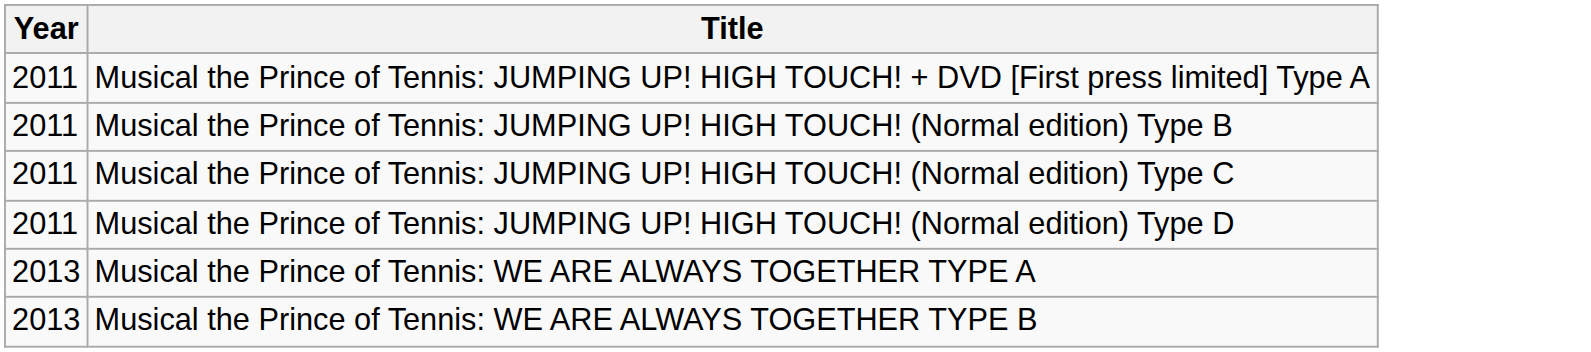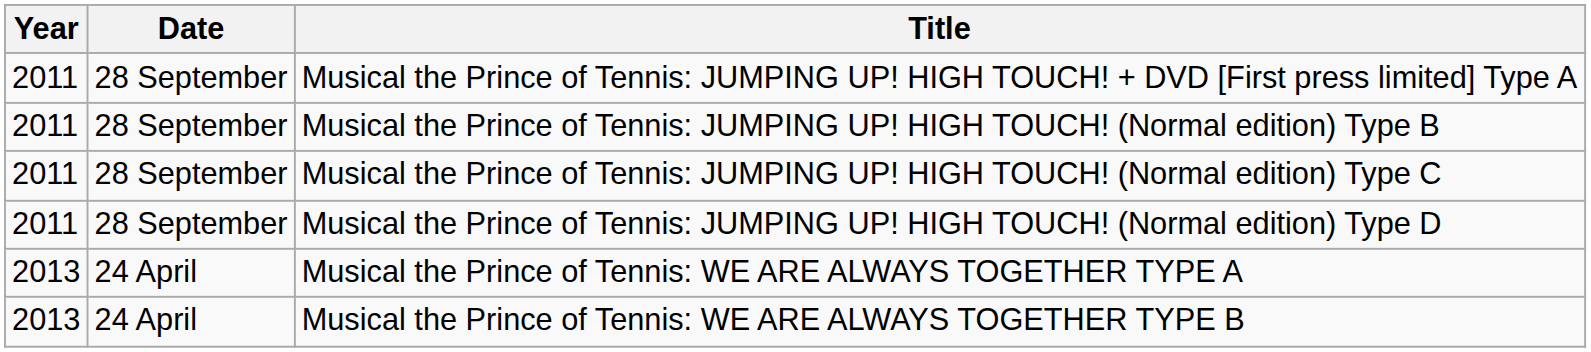+ column: (191, 28)
